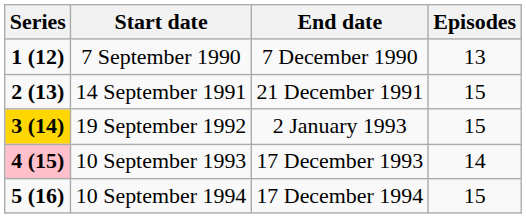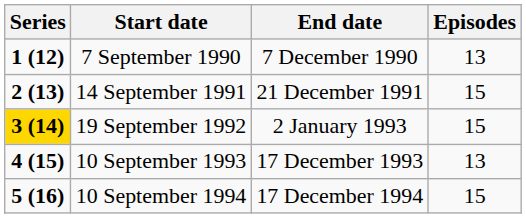(38, 160) pink background -> (38, 160) no background
(475, 160) 14 -> (475, 160) 13
